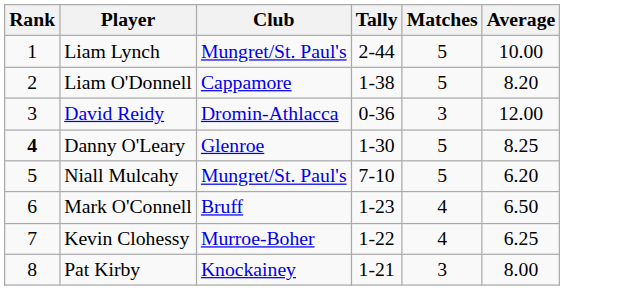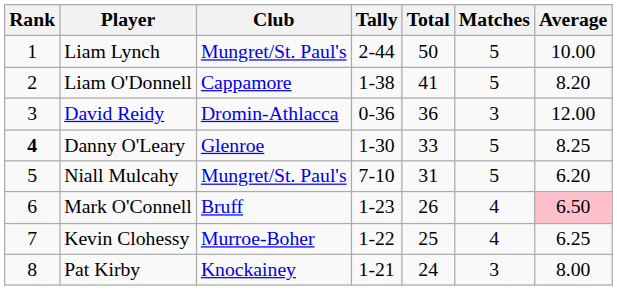+ column: (428, 20)
(521, 207) no background -> (573, 207) pink background
